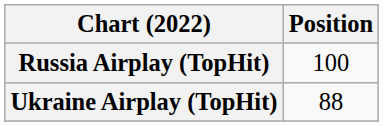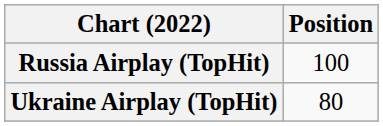(331, 101) 88 -> (331, 101) 80
